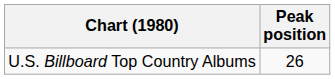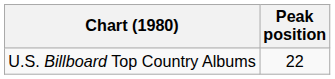(295, 61) 26 -> (295, 61) 22
